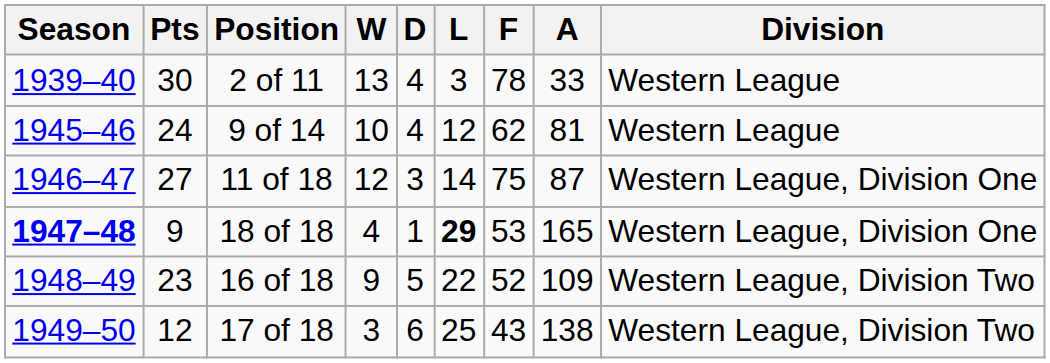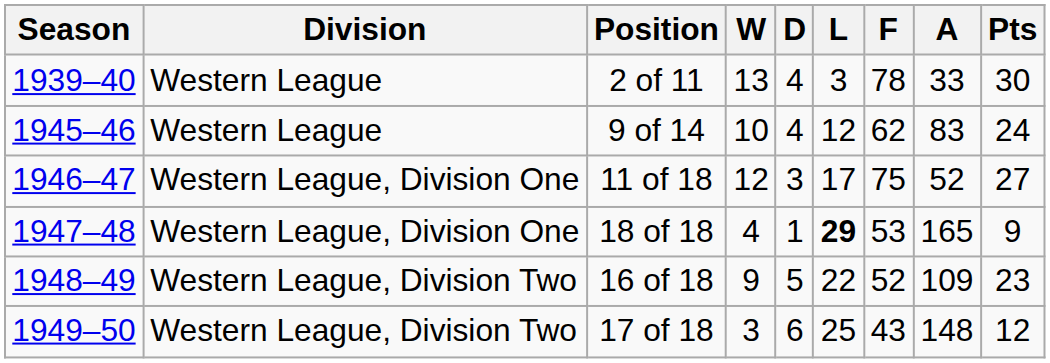columns swapped: (823, 29) <-> (175, 29)
(567, 130) 81 -> (947, 130) 83
(459, 180) 14 -> (838, 180) 17
(567, 180) 87 -> (947, 180) 52
(74, 230) bold -> (74, 230) normal
(567, 331) 138 -> (947, 331) 148
